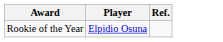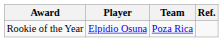+ column: (172, 12)
